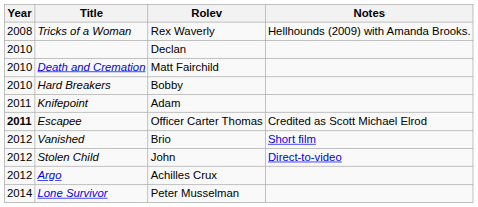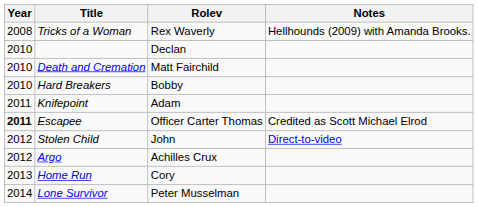- row: (61, 139)
+ row: (65, 175)
